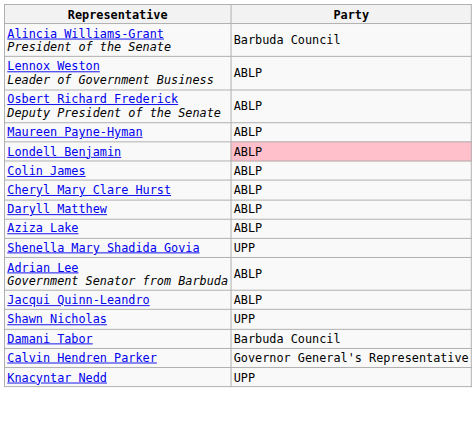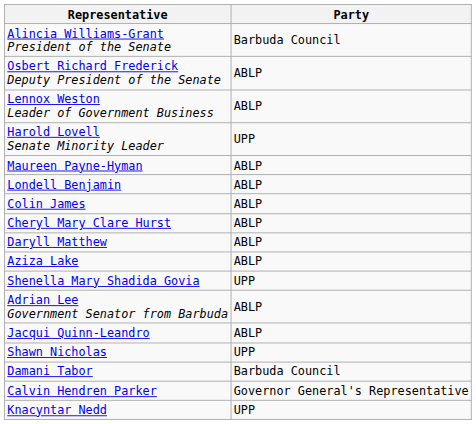rows swapped: (114, 106) <-> (111, 73)
+ row: (86, 139)
(248, 151) pink background -> (248, 184) no background
